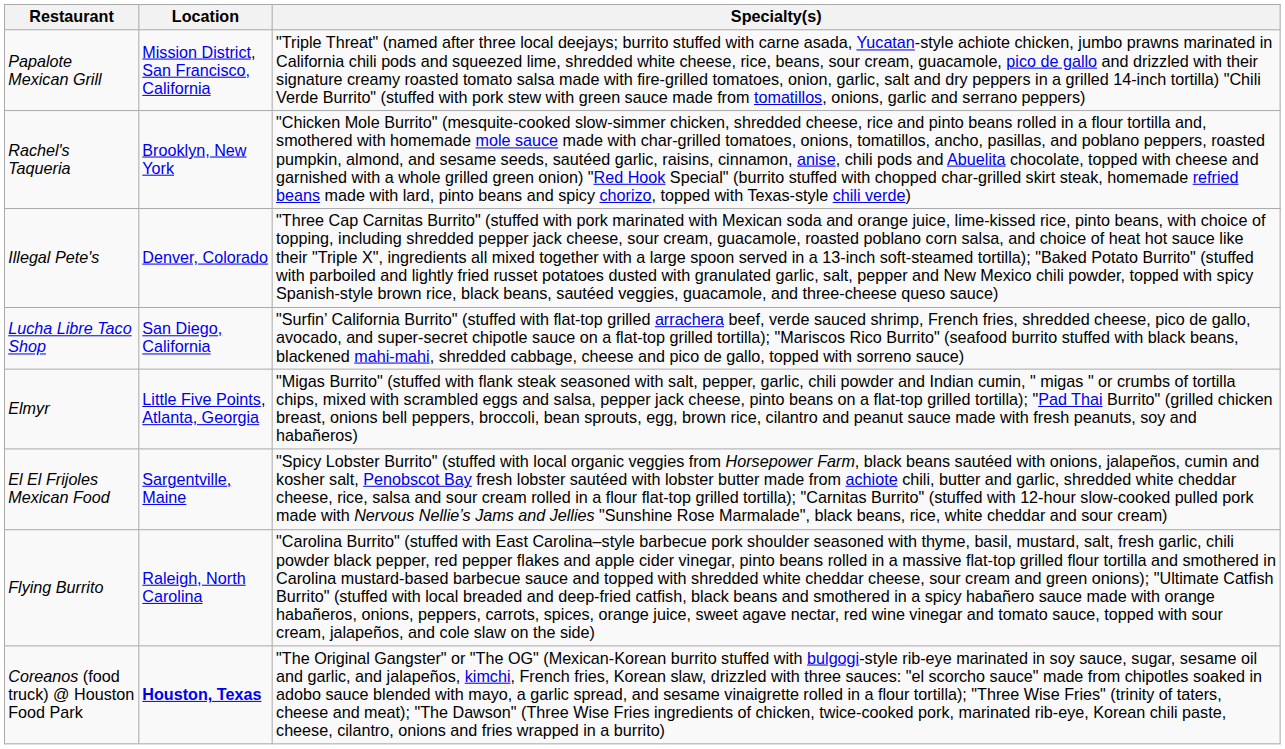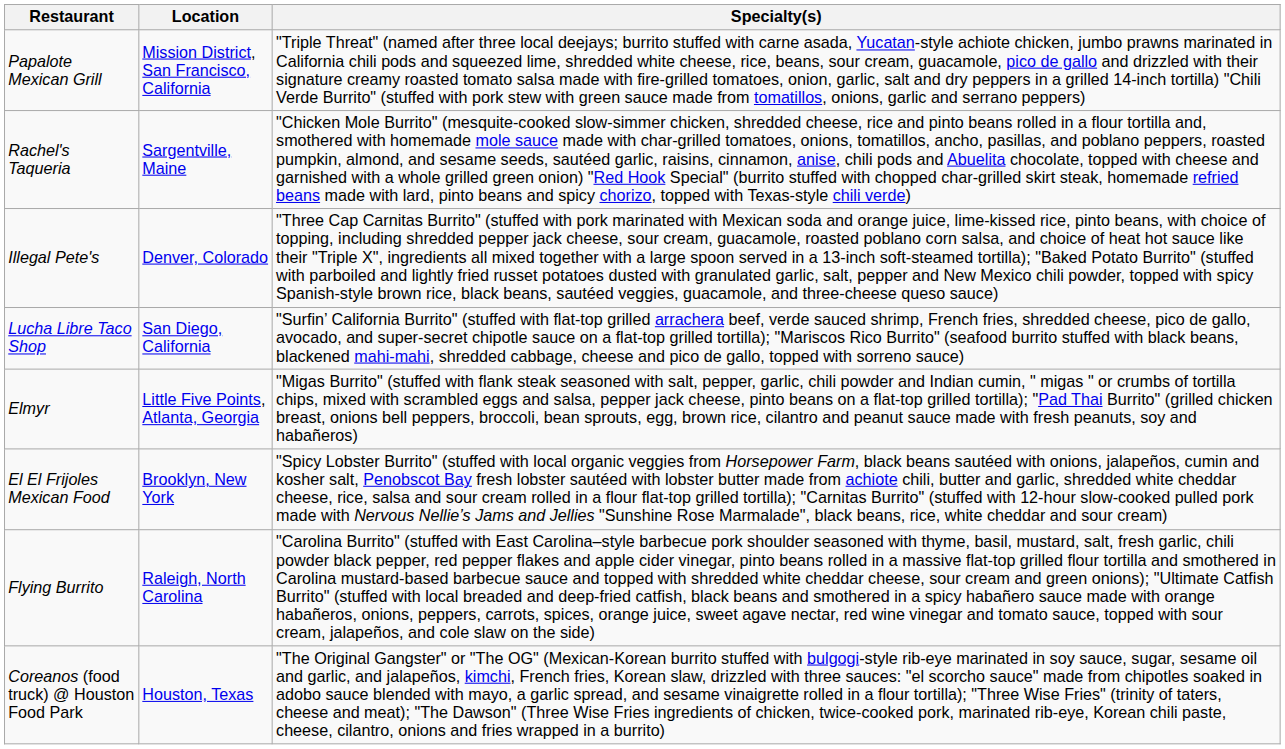(194, 159) Brooklyn, New York -> (187, 159) Sargentville, Maine
(187, 489) Sargentville, Maine -> (194, 489) Brooklyn, New York
(202, 695) bold -> (198, 695) normal
